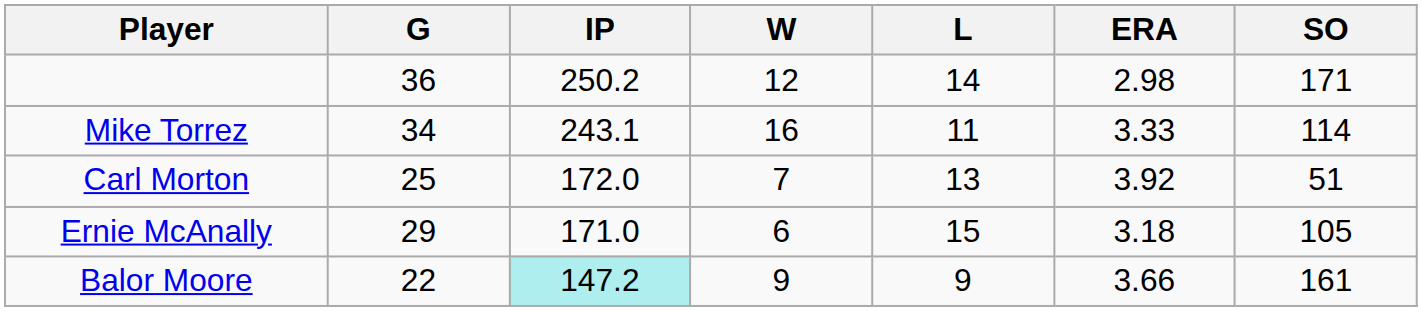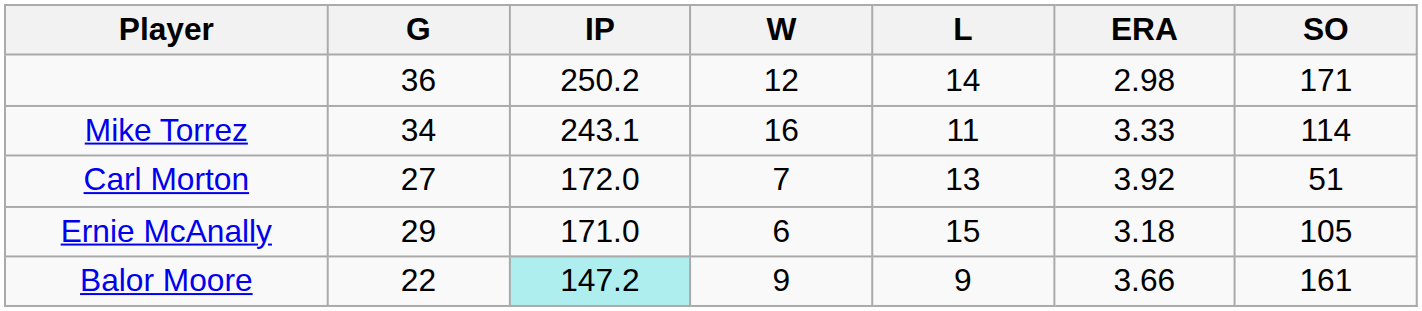(418, 180) 25 -> (418, 180) 27
